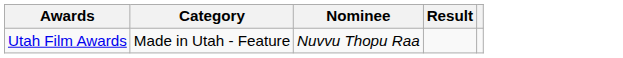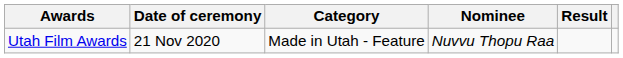+ column: (198, 16)
